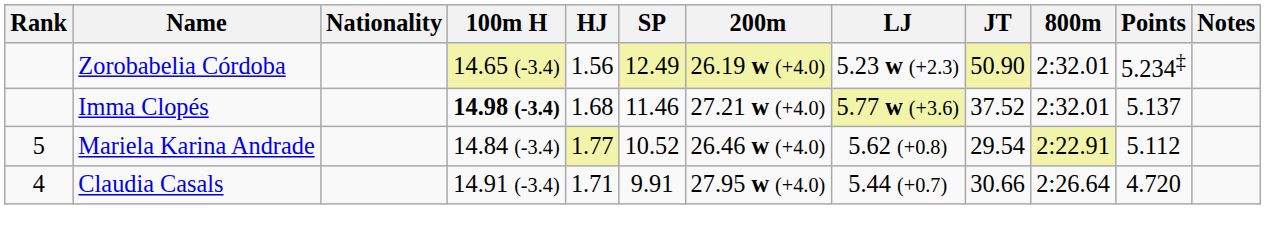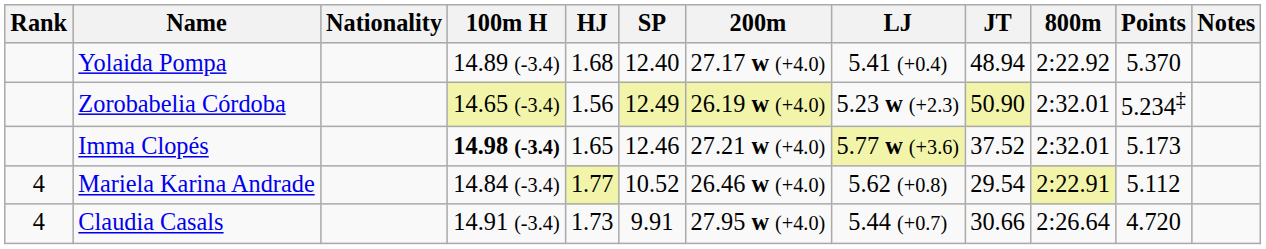+ row: (152, 62)
(592, 107) 1.68 -> (592, 146) 1.65
(652, 107) 11.46 -> (652, 146) 12.46
(1154, 107) 5.137 -> (1154, 146) 5.173
(39, 146) 5 -> (39, 184) 4
(592, 184) 1.71 -> (592, 223) 1.73
